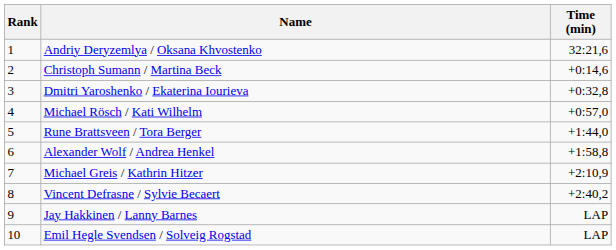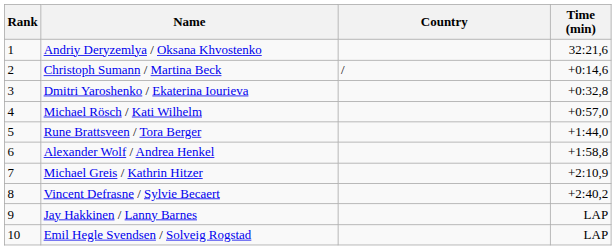+ column: (444, 22)
